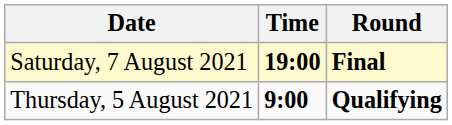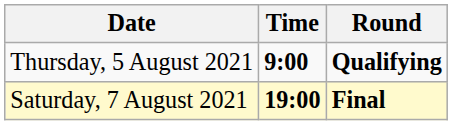rows swapped: (132, 100) <-> (129, 61)
